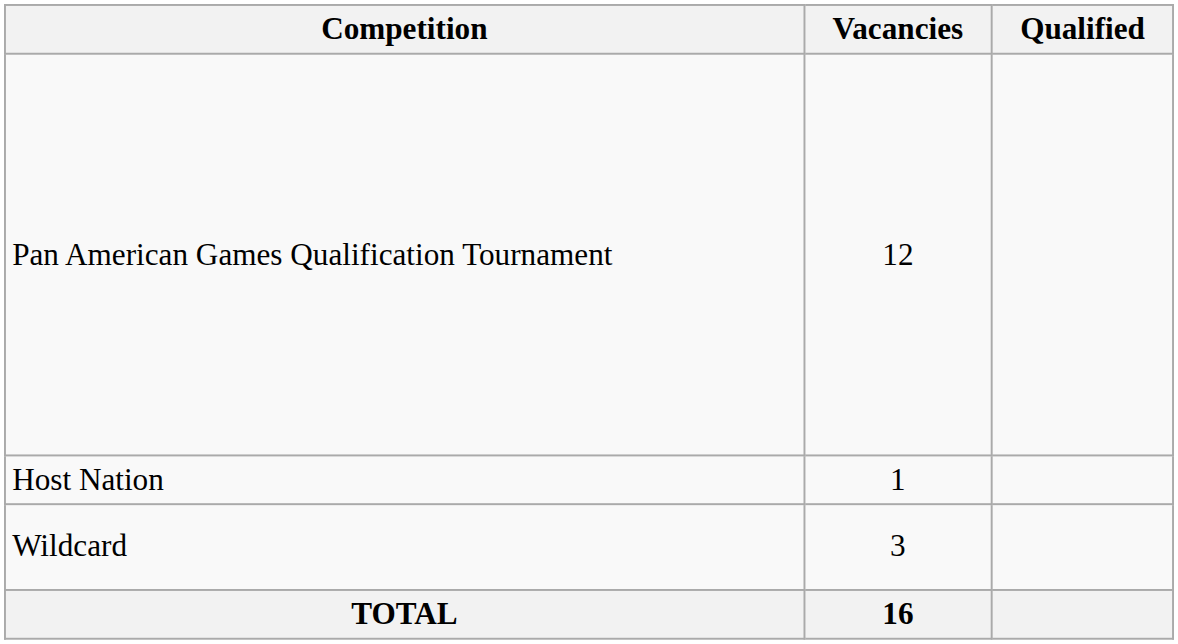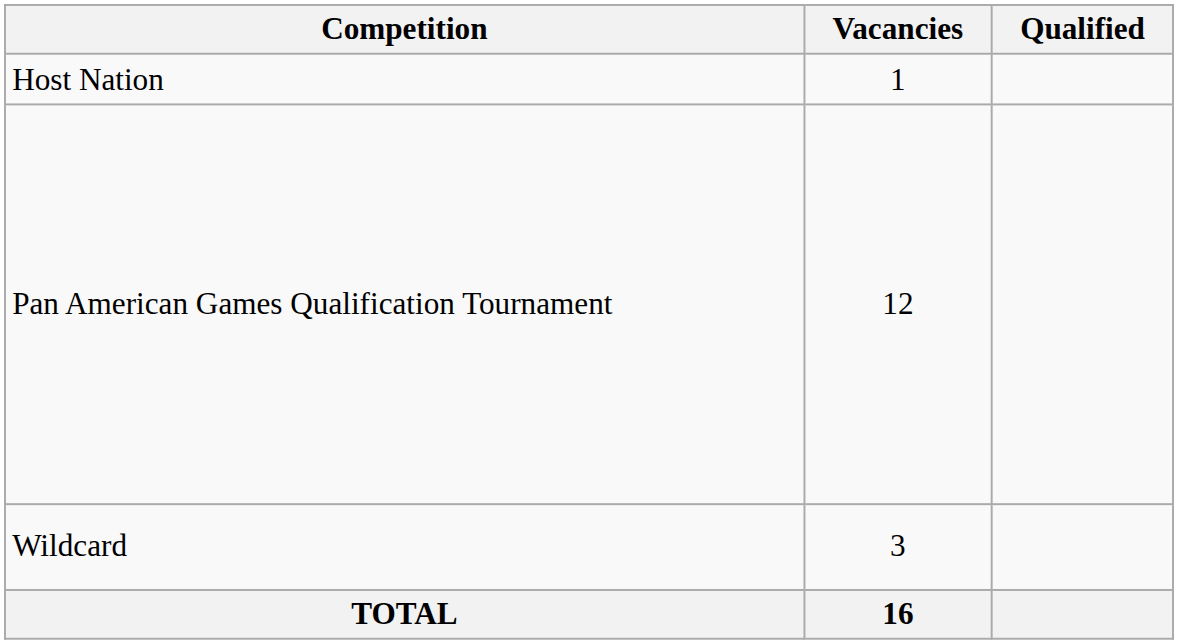rows swapped: (88, 479) <-> (312, 254)
